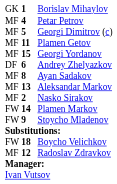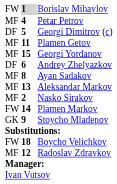(12, 9) GK -> (12, 9) FW
(24, 9) no background -> (24, 9) lightgrey background
(12, 31) MF -> (11, 31) DF
(12, 120) FW -> (12, 120) GK
